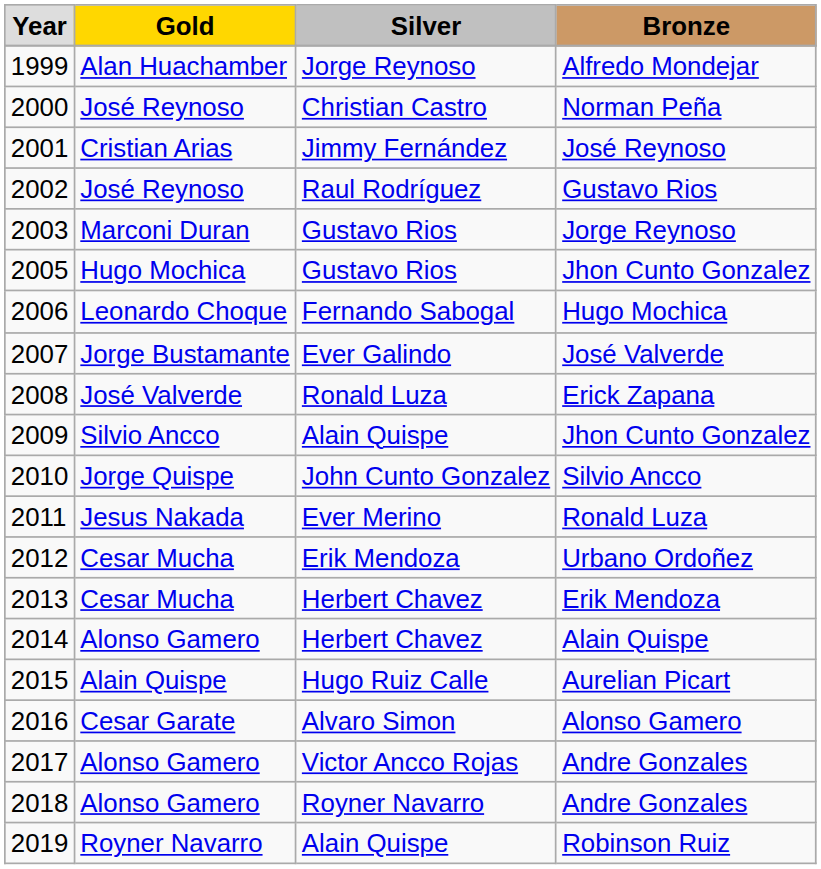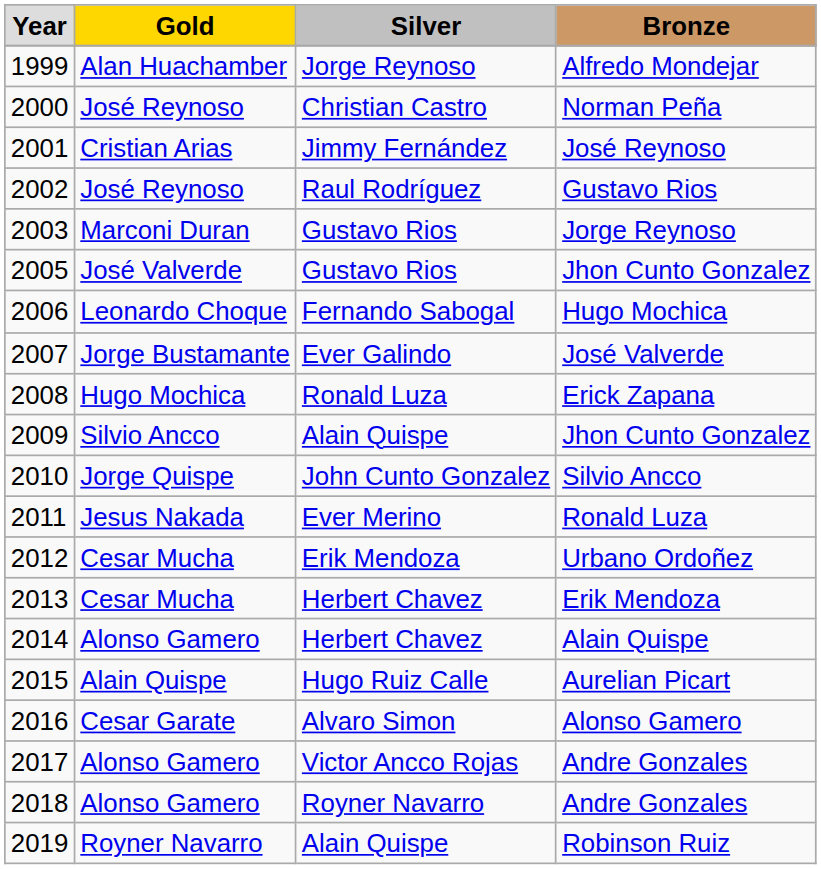(163, 271) Hugo Mochica -> (161, 271) José Valverde
(161, 394) José Valverde -> (163, 394) Hugo Mochica
